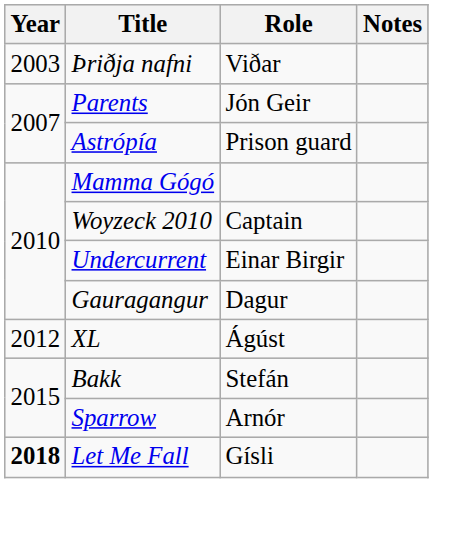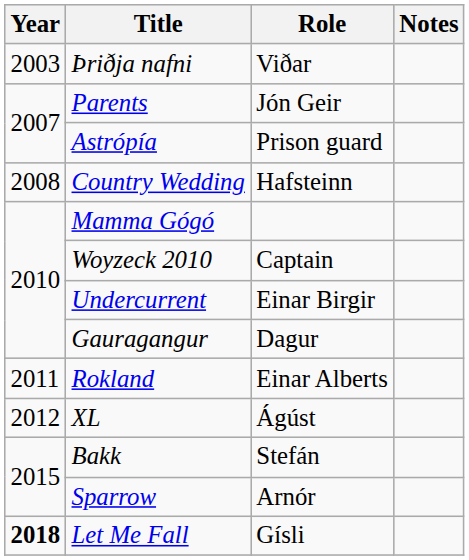+ row: (158, 181)
+ row: (113, 378)
